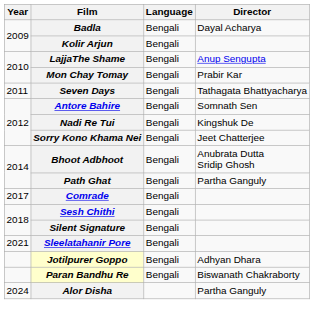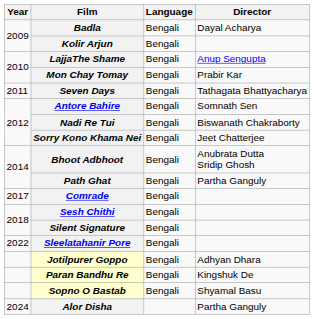(225, 122) Kingshuk De -> (249, 122) Biswanath Chakraborty
(18, 243) 2021 -> (18, 243) 2022
(249, 275) Biswanath Chakraborty -> (225, 275) Kingshuk De
+ row: (87, 290)
